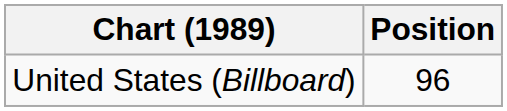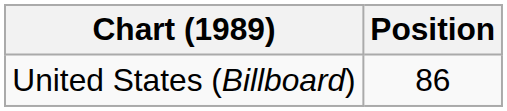(433, 79) 96 -> (433, 79) 86
